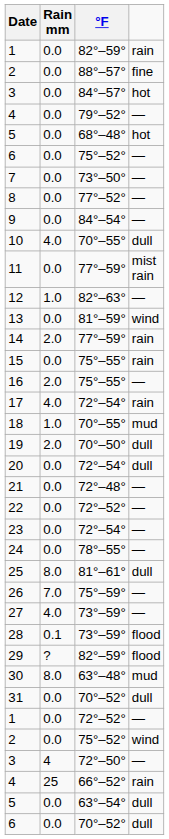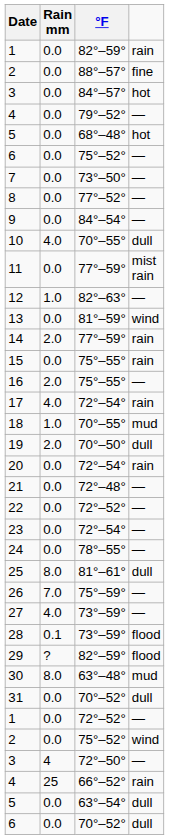(142, 466) dull -> (143, 466) rain
